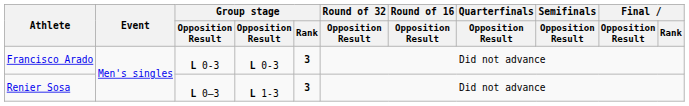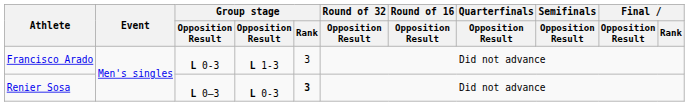(264, 66) L 0-3 -> (264, 66) L 1-3
(307, 60) bold -> (307, 60) normal
(264, 93) L 1-3 -> (264, 93) L 0-3
